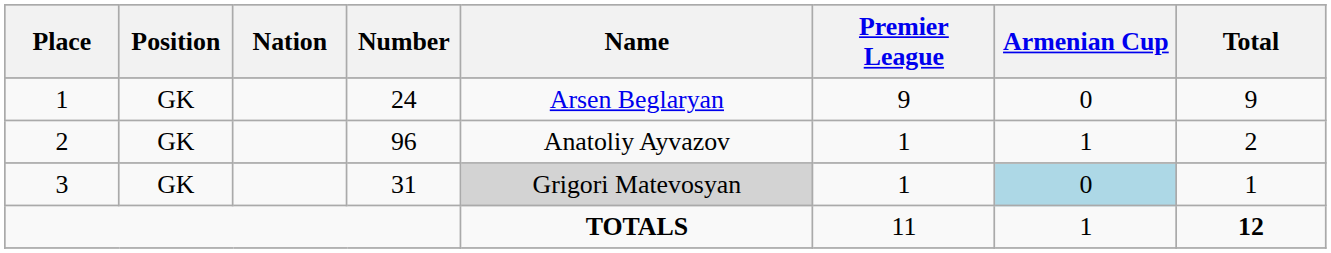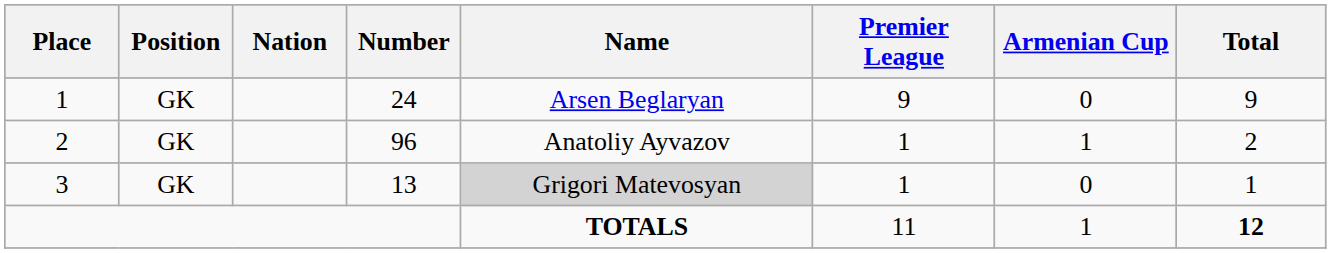(404, 184) 31 -> (404, 184) 13
(1086, 184) lightblue background -> (1086, 184) no background
